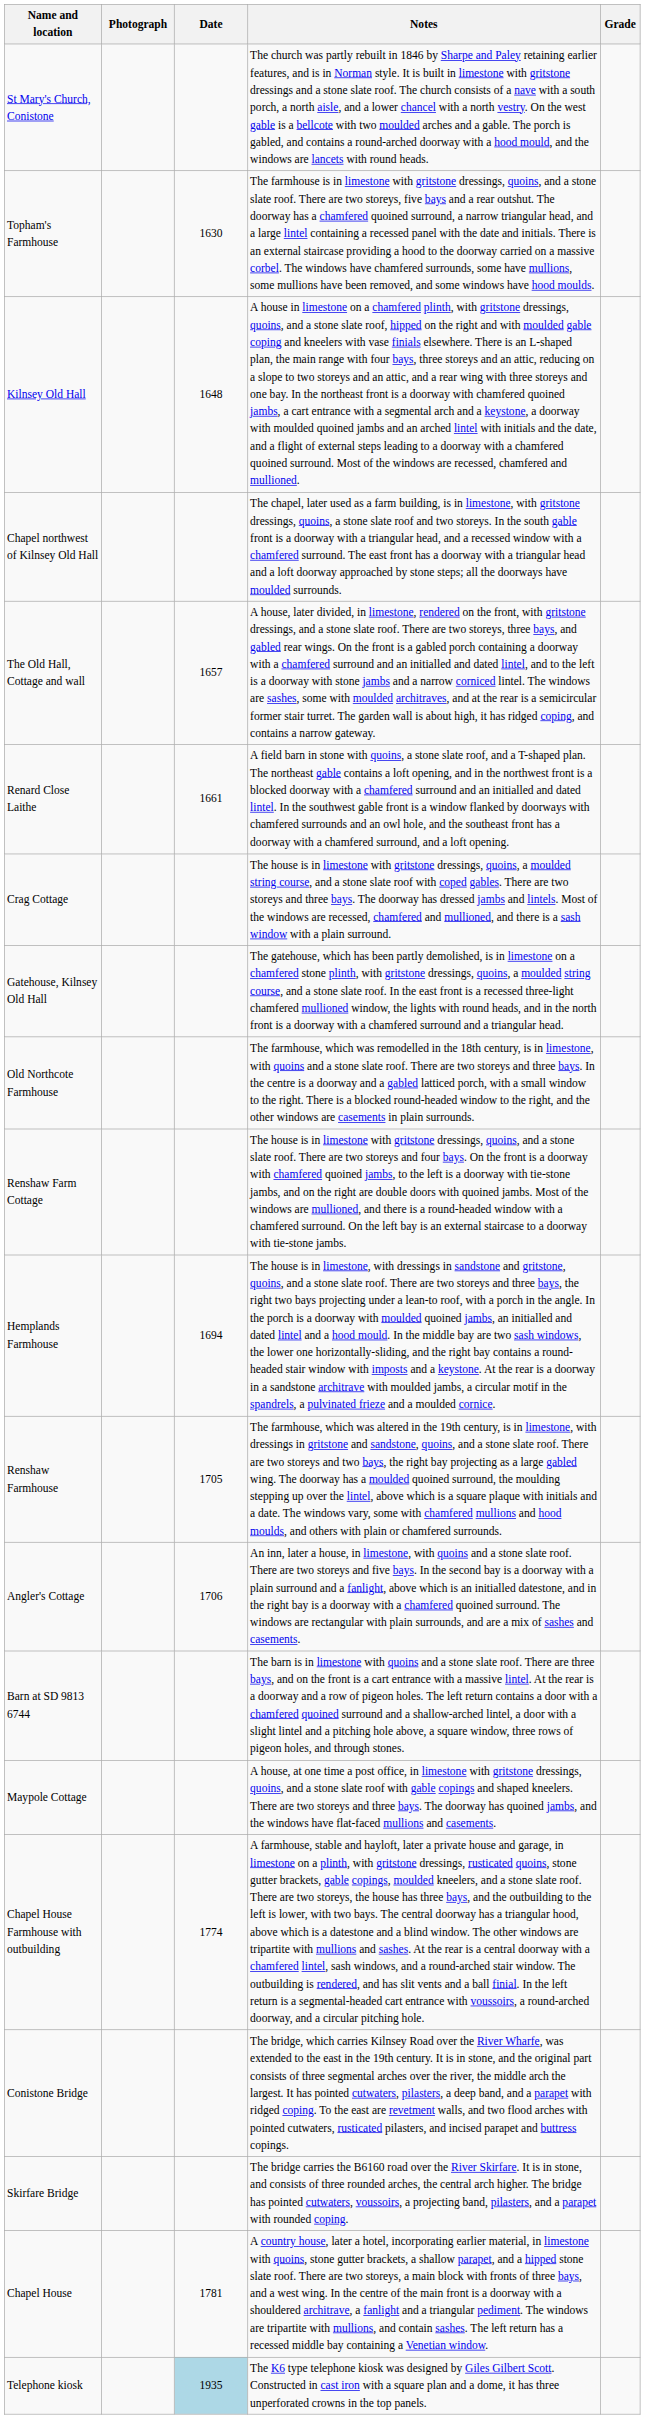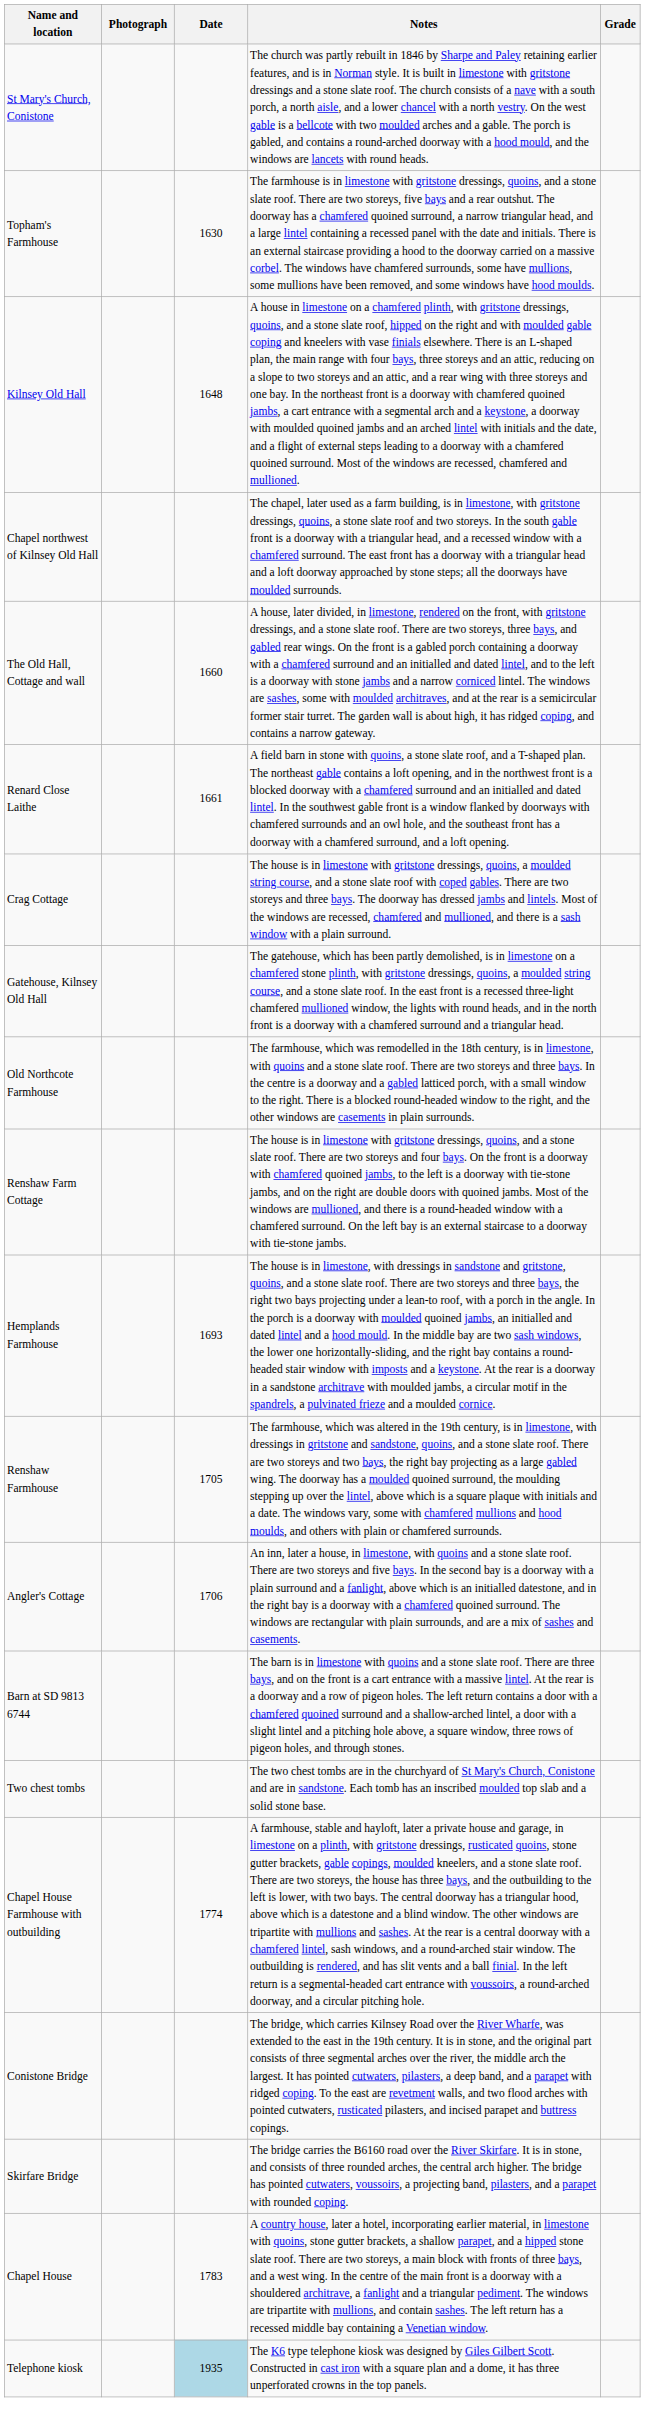(211, 673) 1657 -> (211, 673) 1660
(211, 1335) 1694 -> (211, 1335) 1693
- row: (47, 1797)
+ row: (46, 1788)
(211, 2293) 1781 -> (211, 2276) 1783
